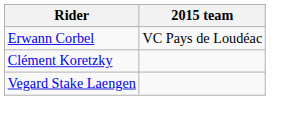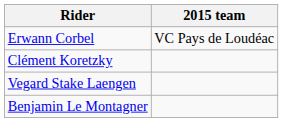+ row: (78, 106)
